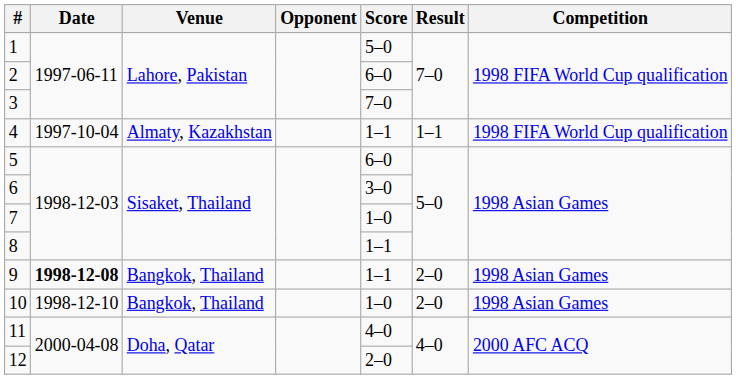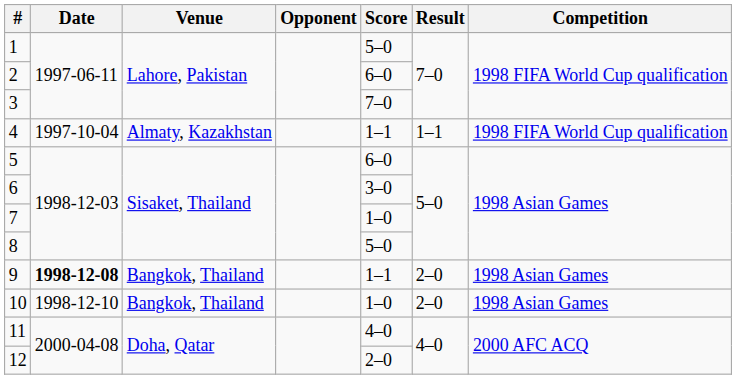(379, 246) 1–1 -> (379, 246) 5–0
